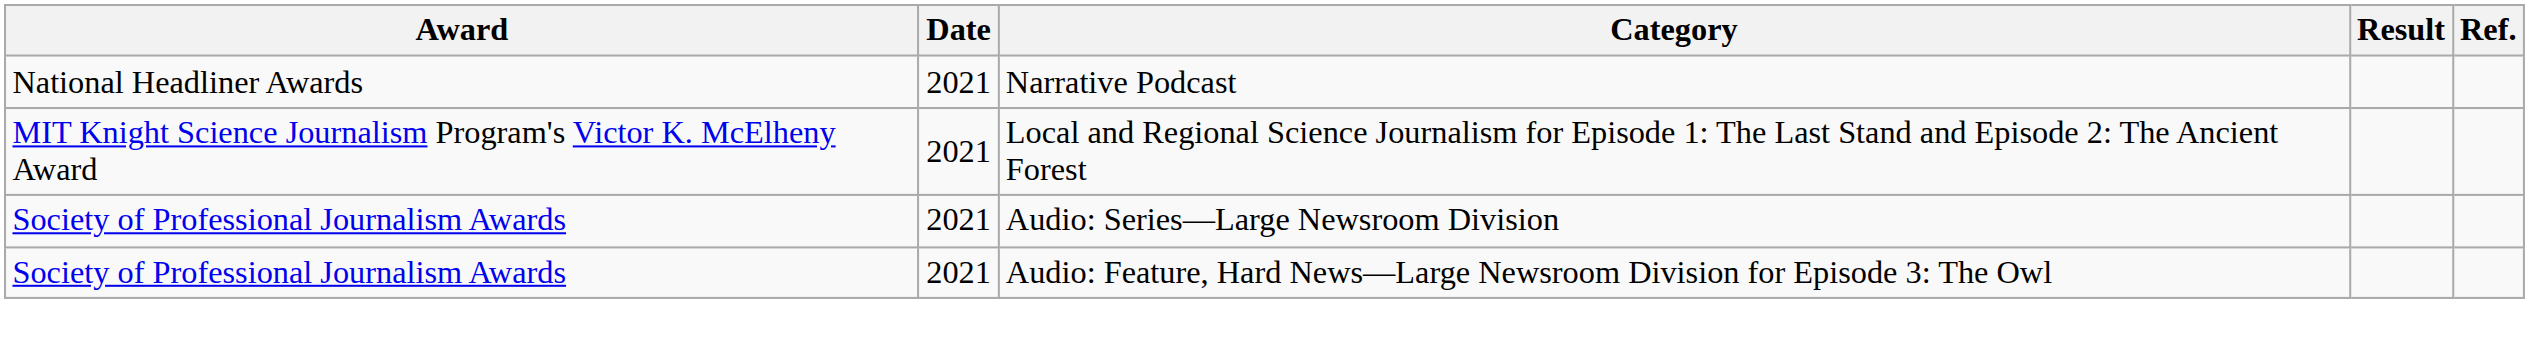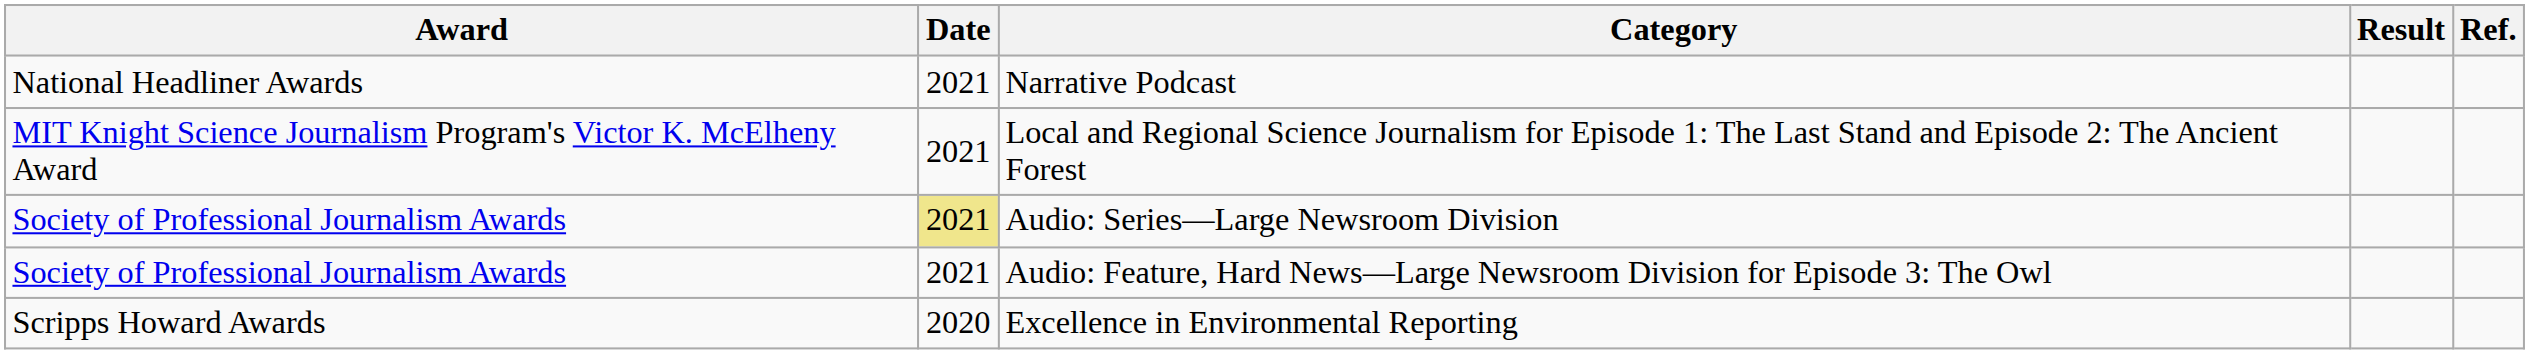(959, 220) no background -> (958, 220) khaki background
+ row: (1262, 322)
